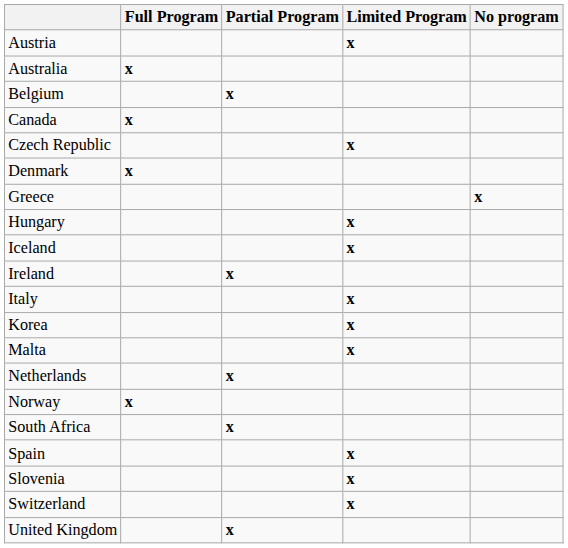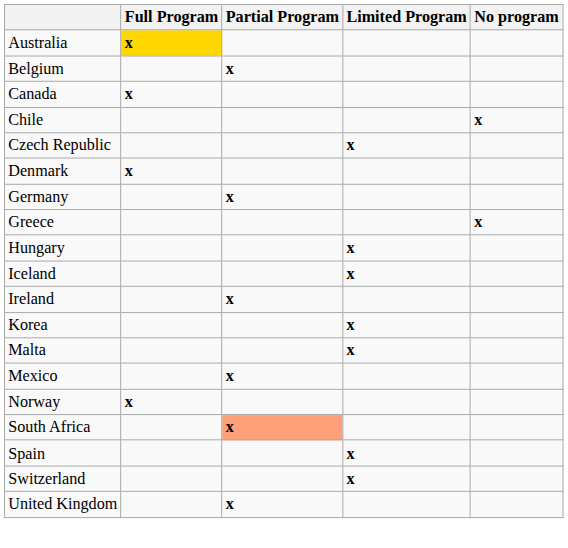- row: (32, 42)
(129, 68) no background -> (129, 42) gold background
+ row: (26, 119)
+ row: (38, 196)
- row: (23, 299)
+ row: (33, 376)
- row: (47, 376)
(230, 427) no background -> (230, 427) lightsalmon background
- row: (37, 478)
